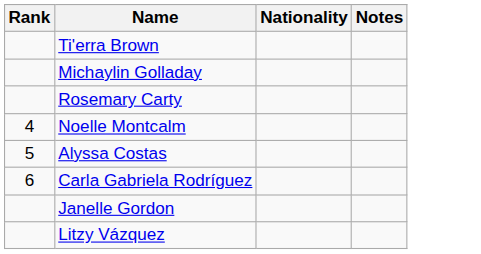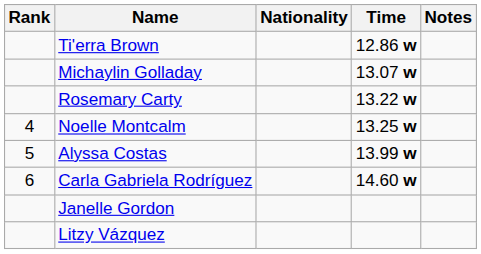+ column: (386, 18)
